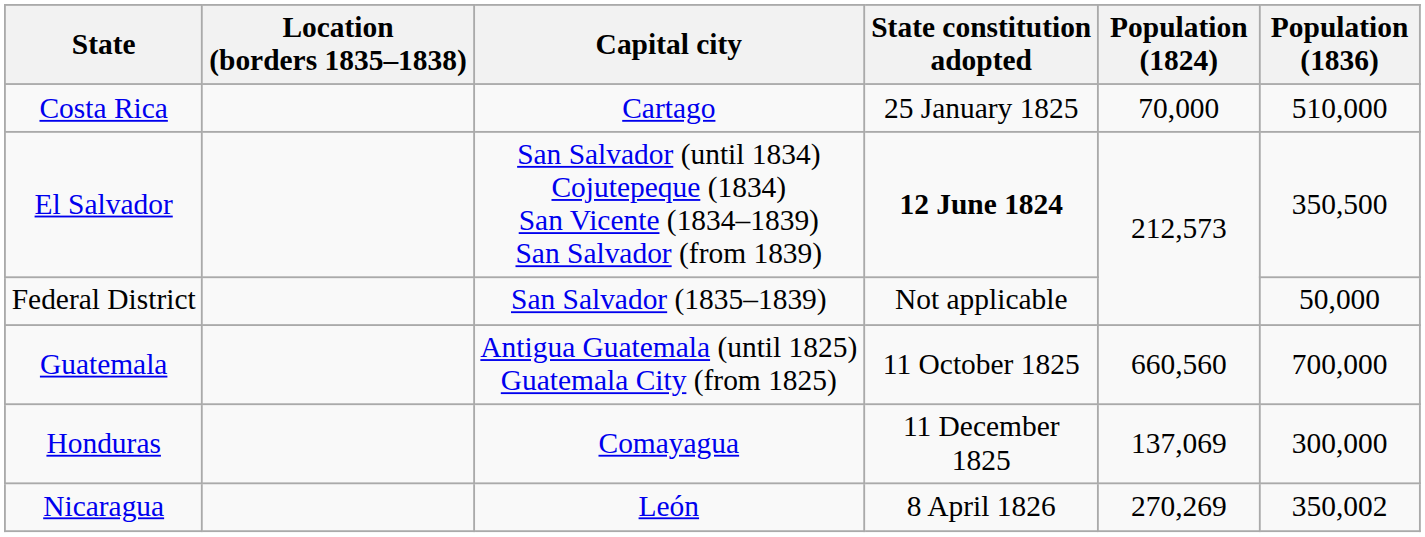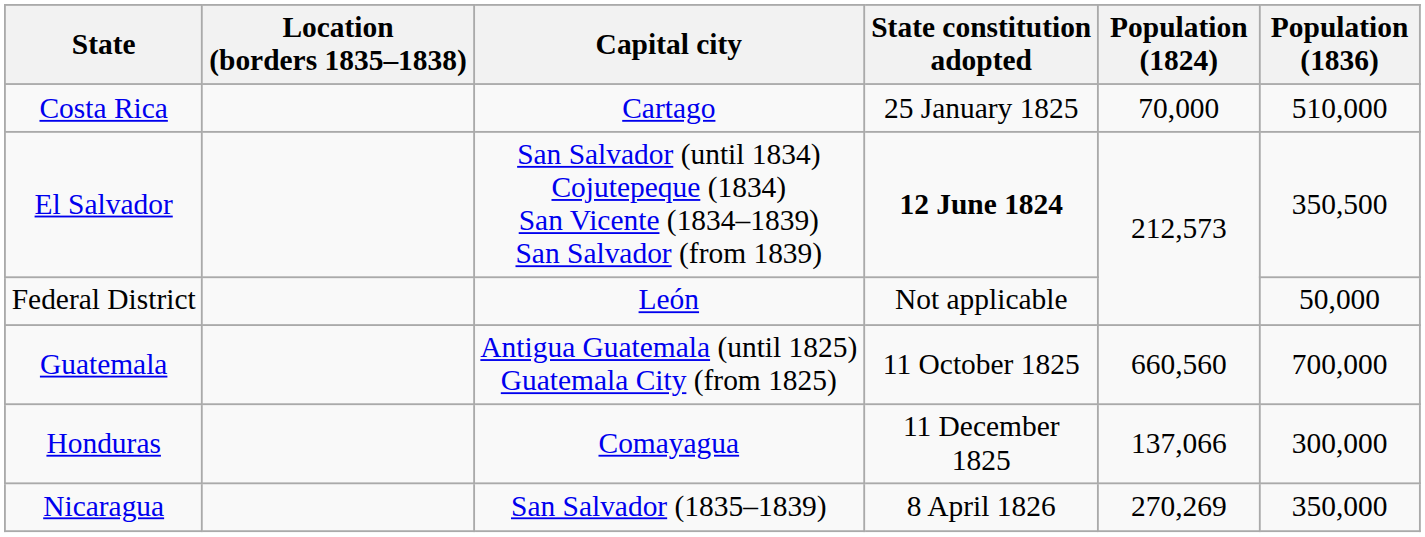(669, 300) San Salvador (1835–1839) -> (669, 300) León
(1179, 443) 137,069 -> (1179, 443) 137,066
(669, 506) León -> (669, 506) San Salvador (1835–1839)
(1340, 506) 350,002 -> (1340, 506) 350,000
